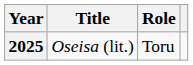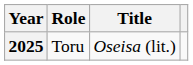columns swapped: (93, 18) <-> (159, 18)
